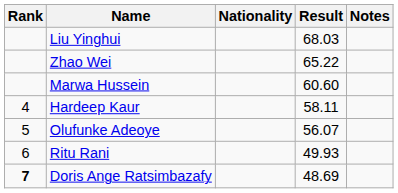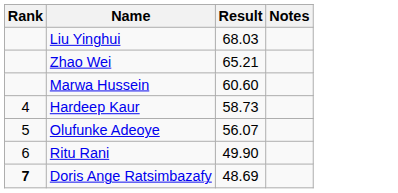- column: (255, 16)
(321, 62) 65.22 -> (241, 62) 65.21
(321, 108) 58.11 -> (241, 108) 58.73
(321, 153) 49.93 -> (241, 153) 49.90
